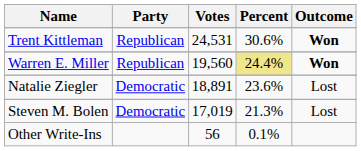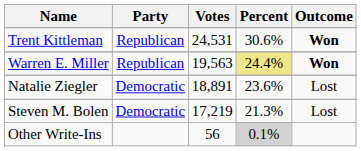(212, 63) 19,560 -> (212, 63) 19,563
(212, 110) 17,019 -> (212, 110) 17,219
(264, 134) no background -> (264, 134) lightgrey background
